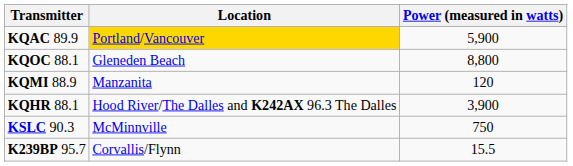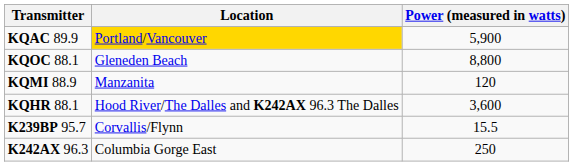(483, 104) 3,900 -> (485, 104) 3,600
- row: (41, 127)
+ row: (48, 149)
